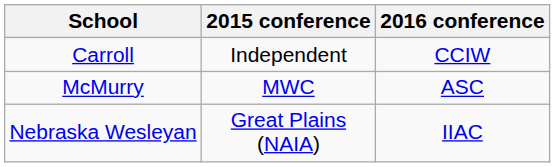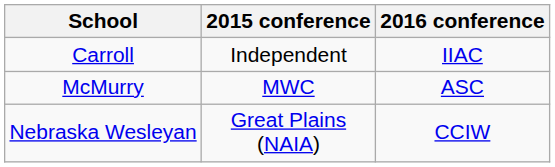(462, 54) CCIW -> (462, 54) IIAC
(462, 132) IIAC -> (462, 132) CCIW
